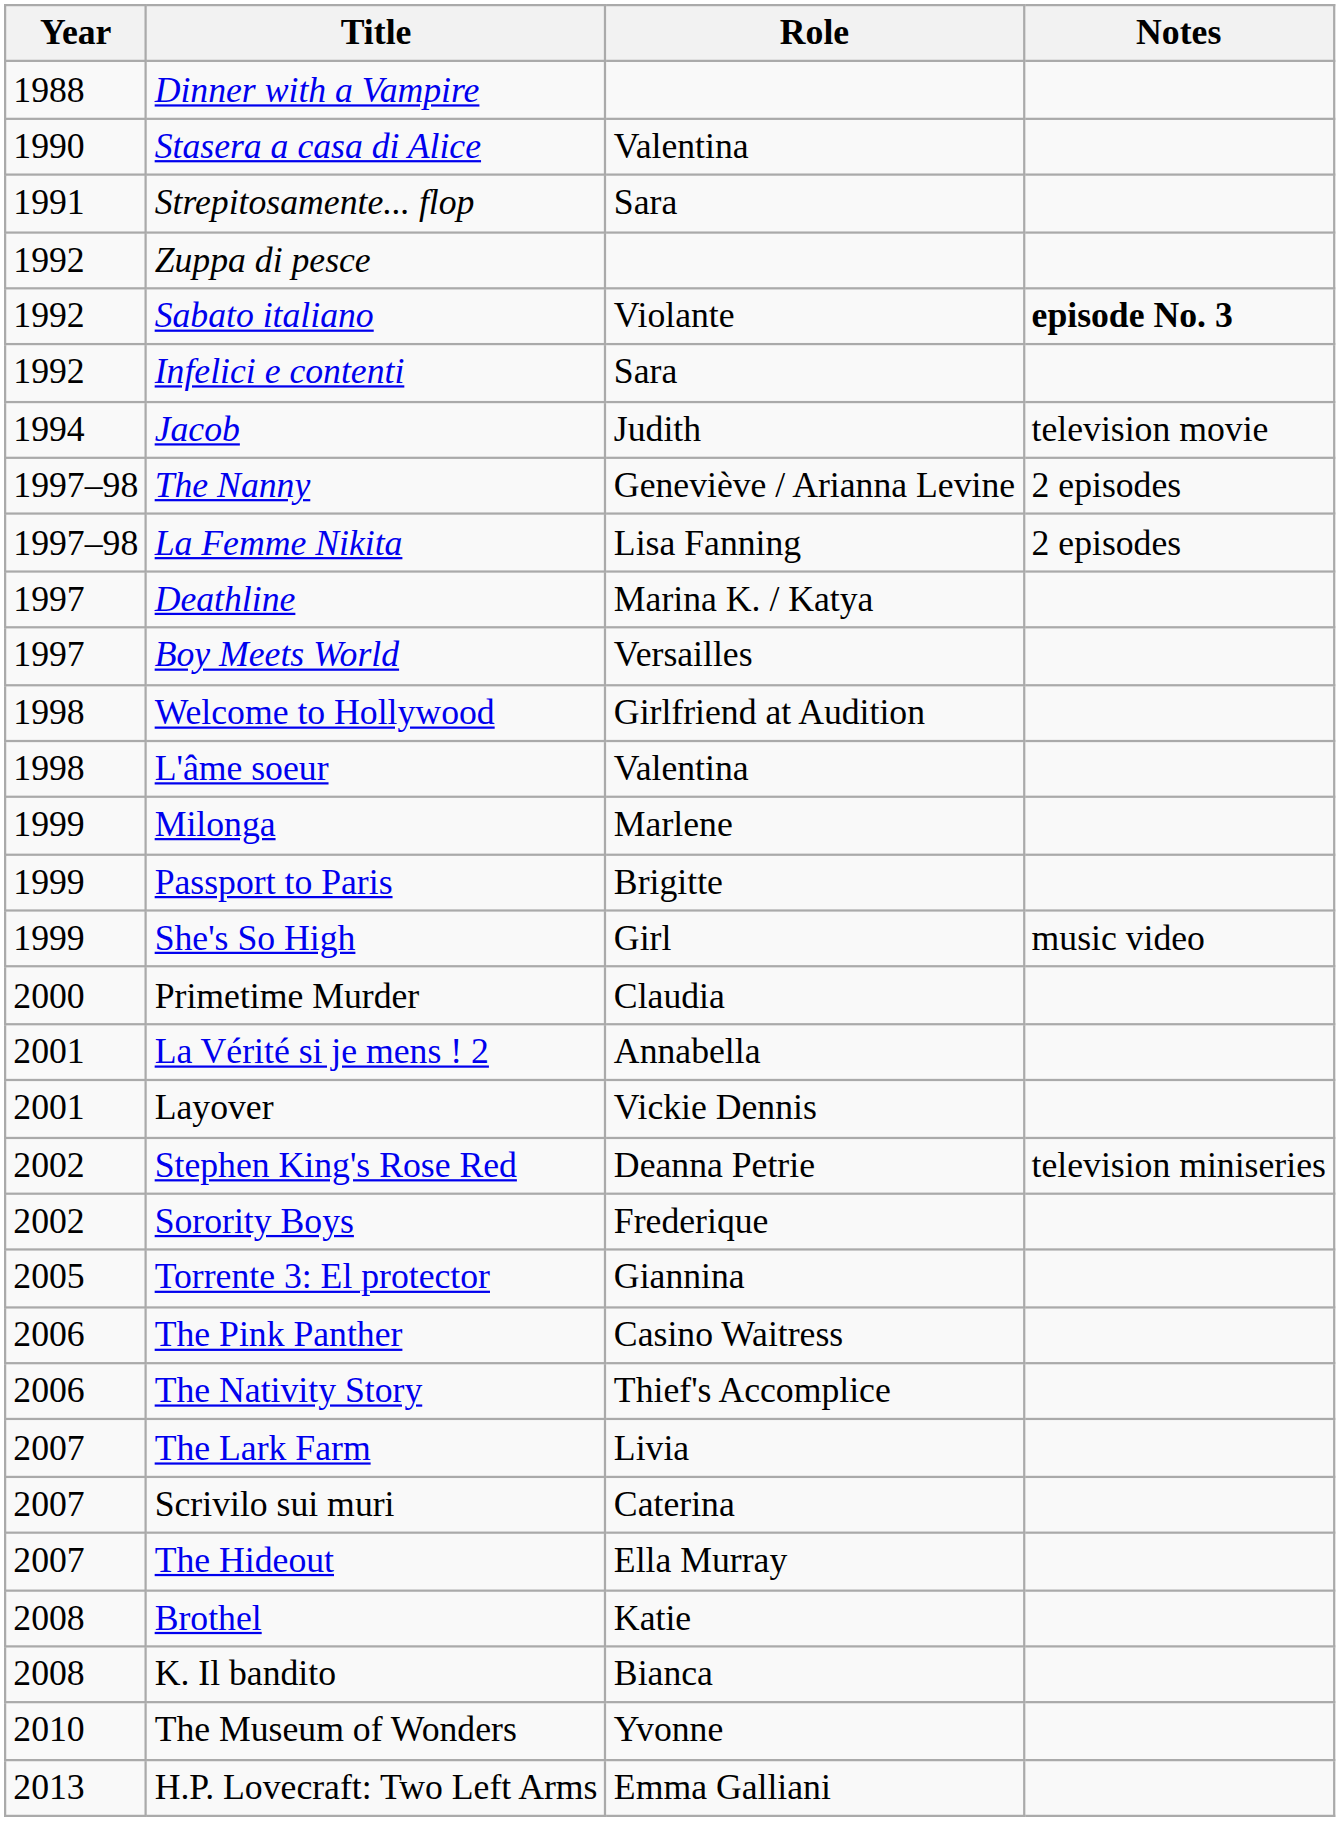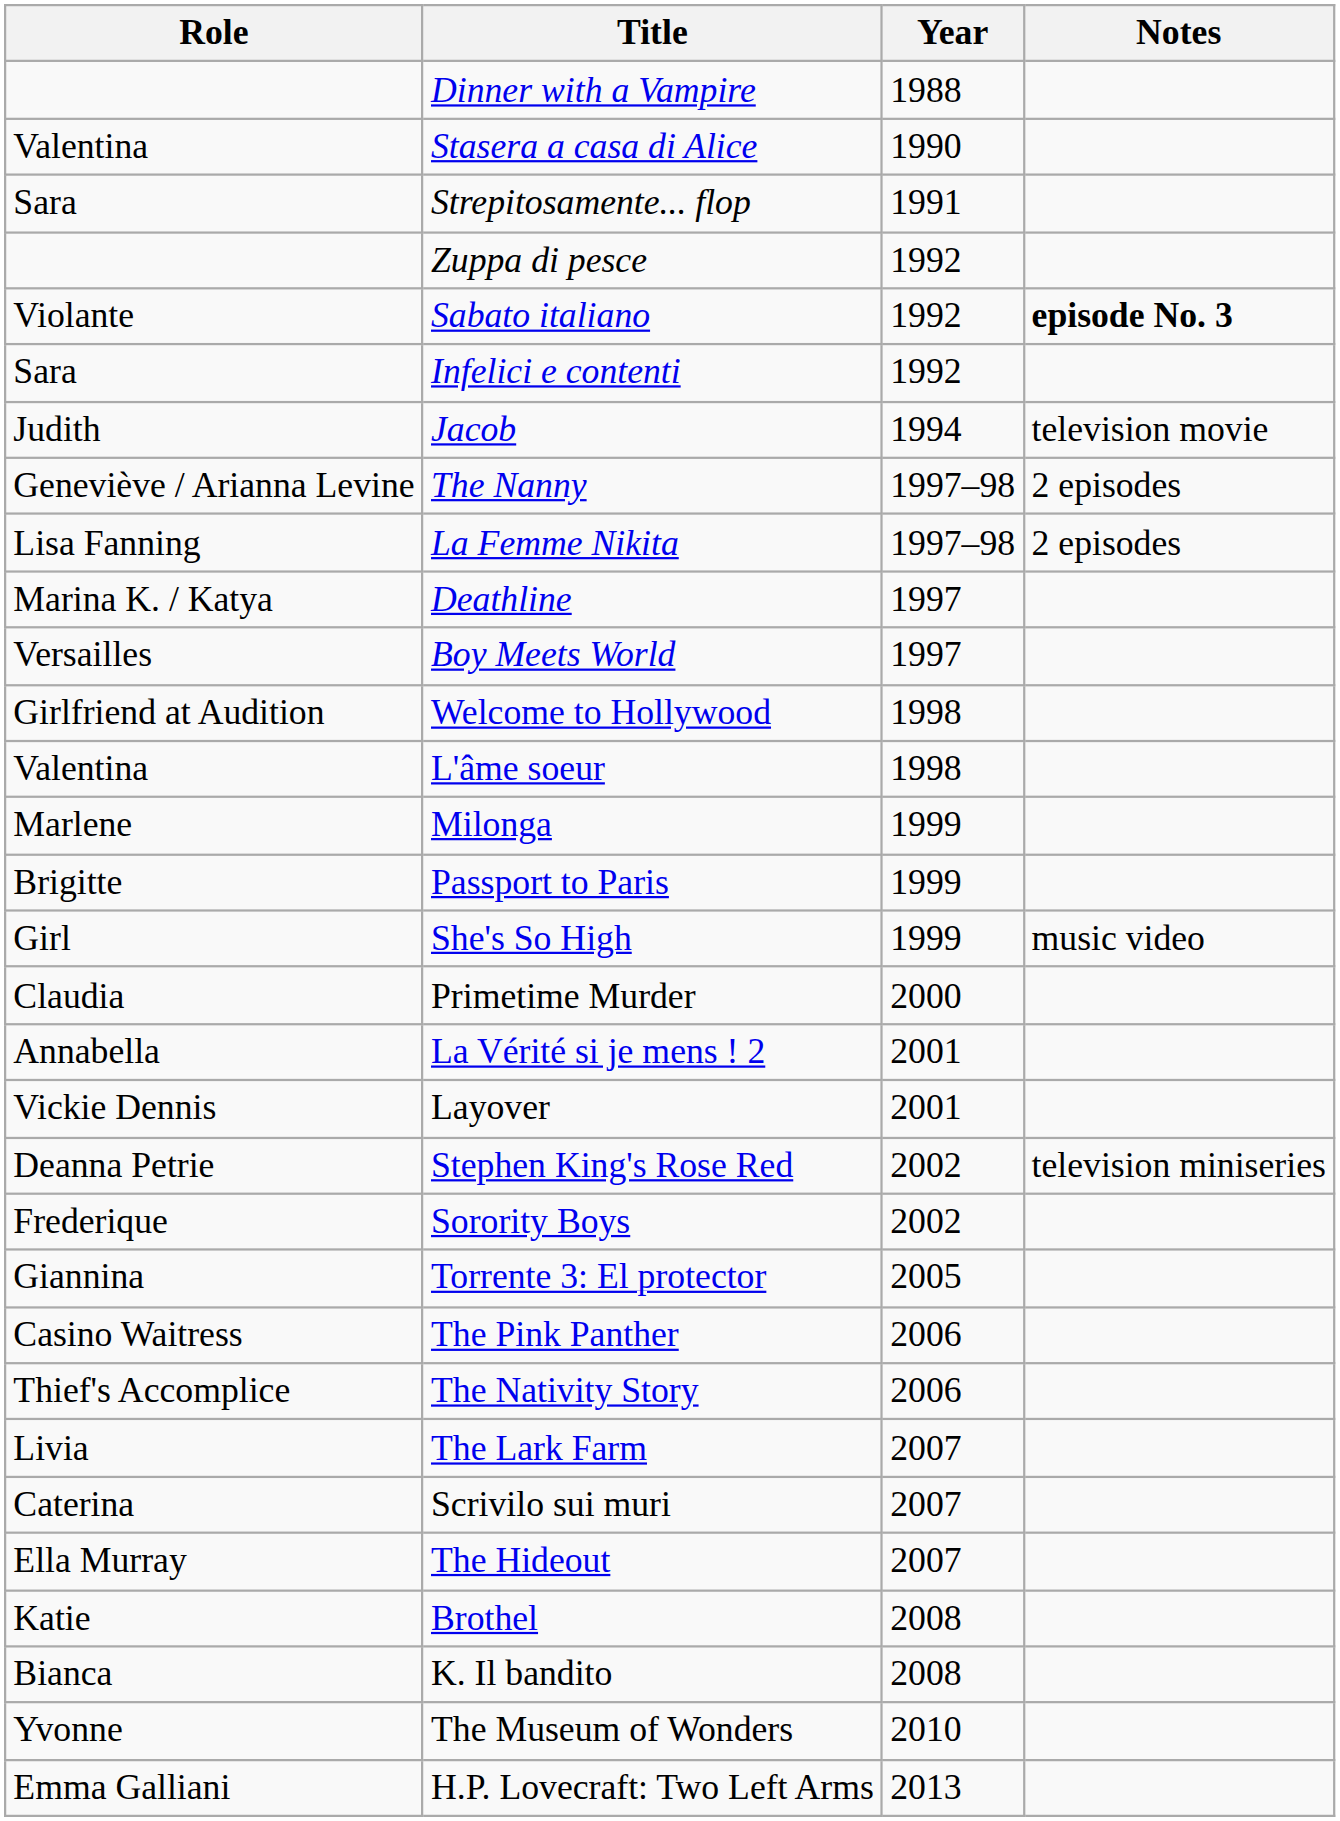columns swapped: (76, 32) <-> (814, 32)
